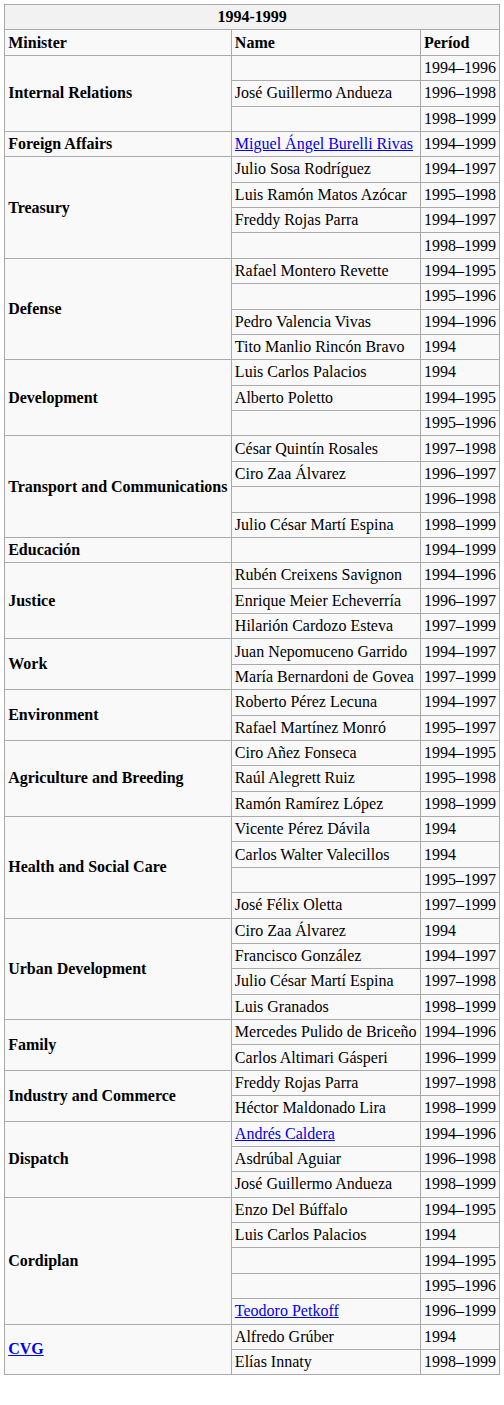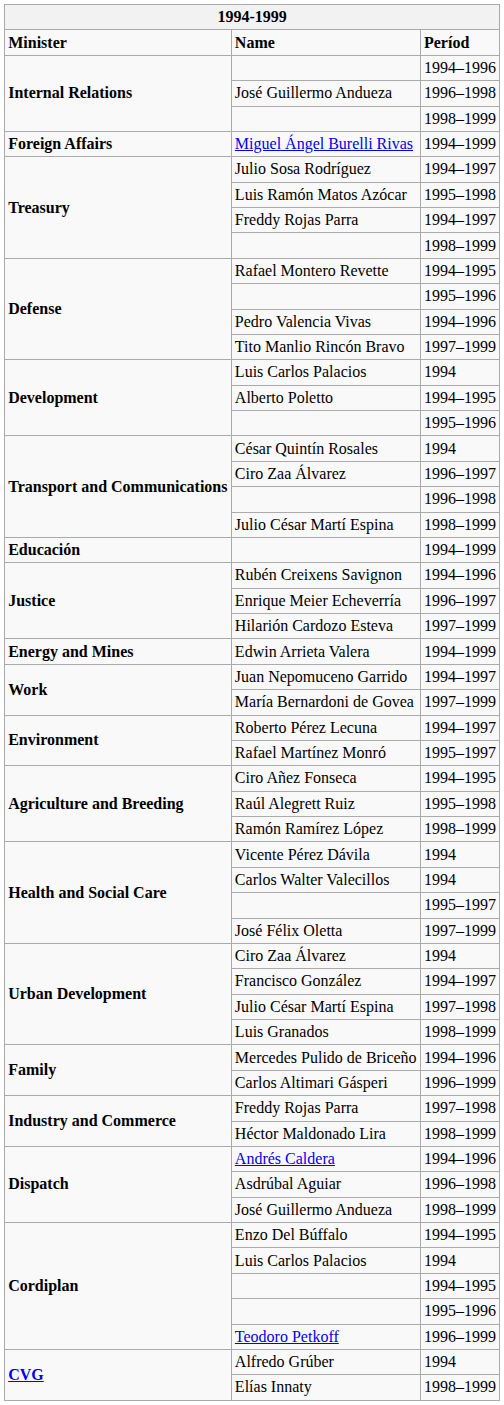(440, 347) 1994 -> (460, 347) 1997–1999
(460, 448) 1997–1998 -> (440, 448) 1994
+ row: (71, 651)
